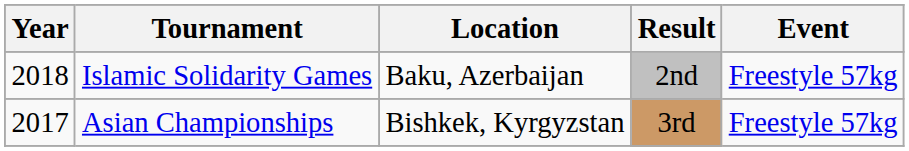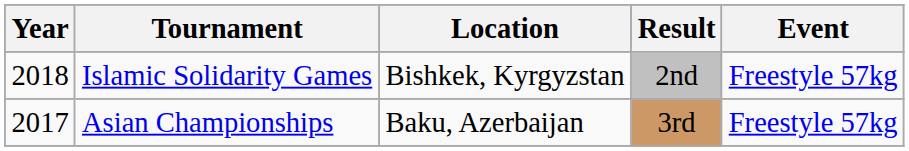(485, 75) Baku, Azerbaijan -> (505, 75) Bishkek, Kyrgyzstan
(505, 122) Bishkek, Kyrgyzstan -> (485, 122) Baku, Azerbaijan
